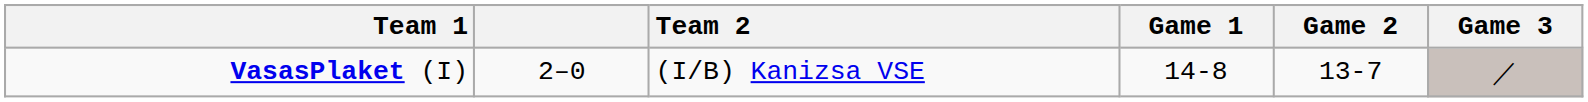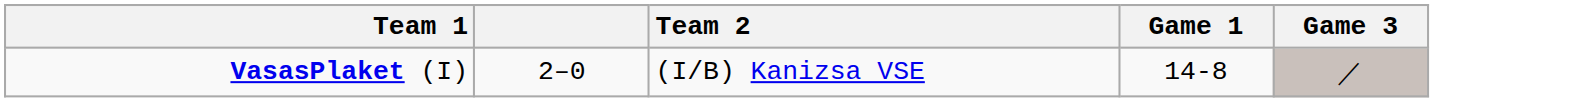- column: (1351, 27)
